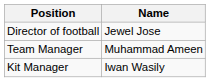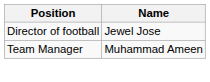- row: (38, 67)
